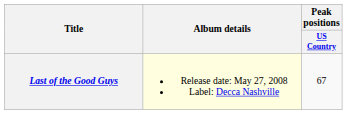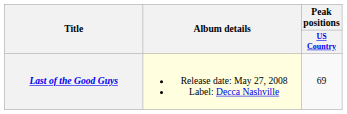(322, 81) 67 -> (322, 81) 69
